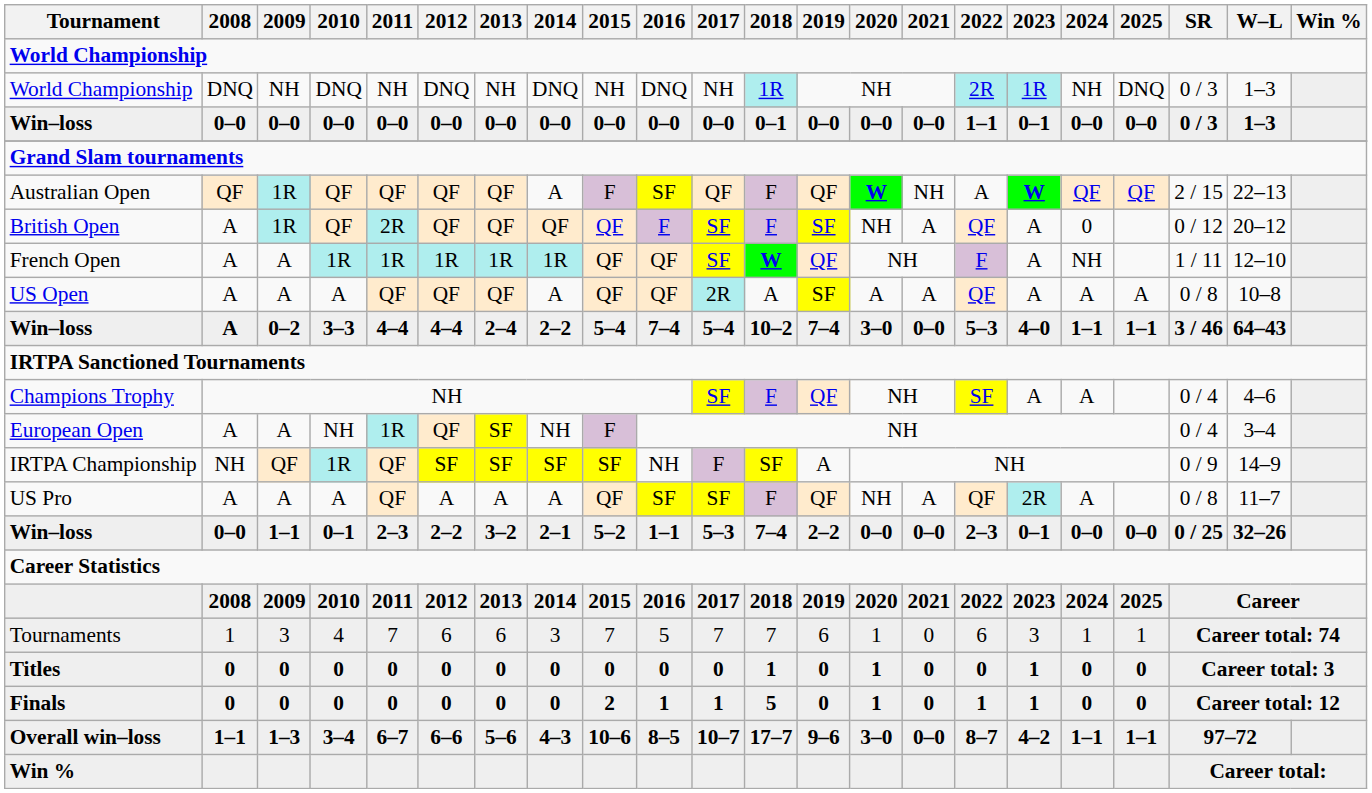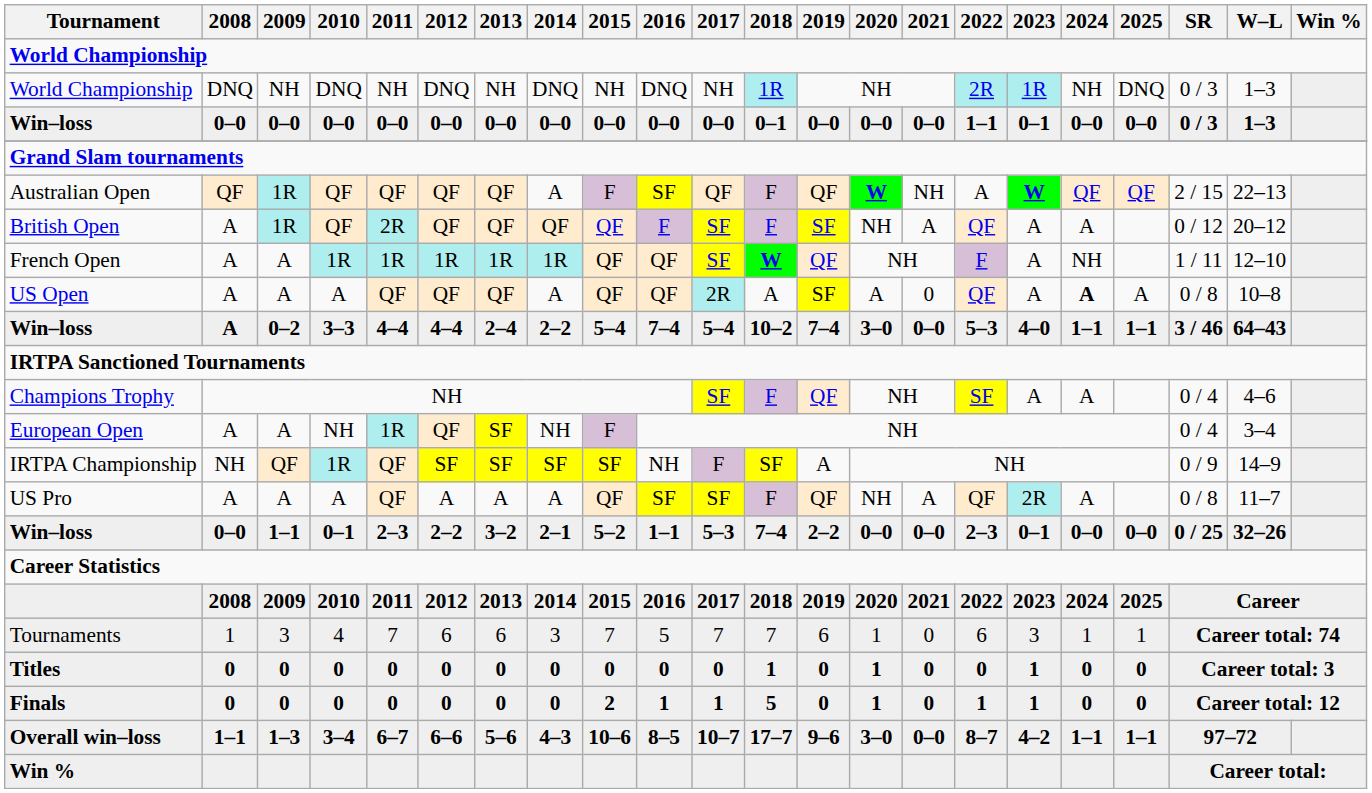(1087, 226) 0 -> (1087, 226) A
(929, 294) A -> (929, 294) 0
(1087, 294) normal -> (1087, 294) bold
